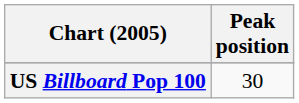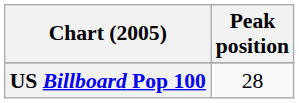(252, 80) 30 -> (252, 80) 28
